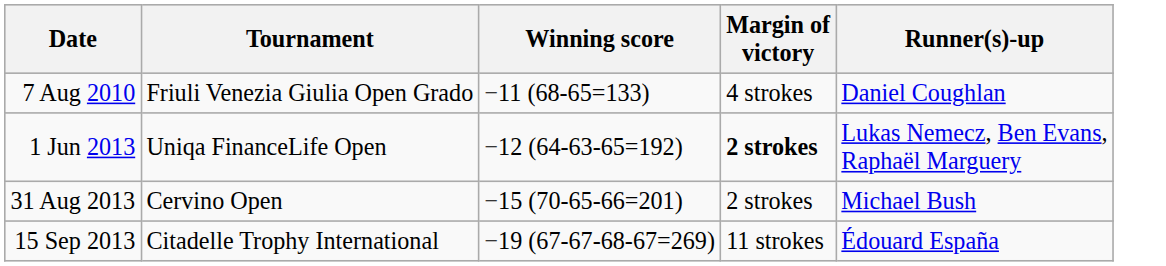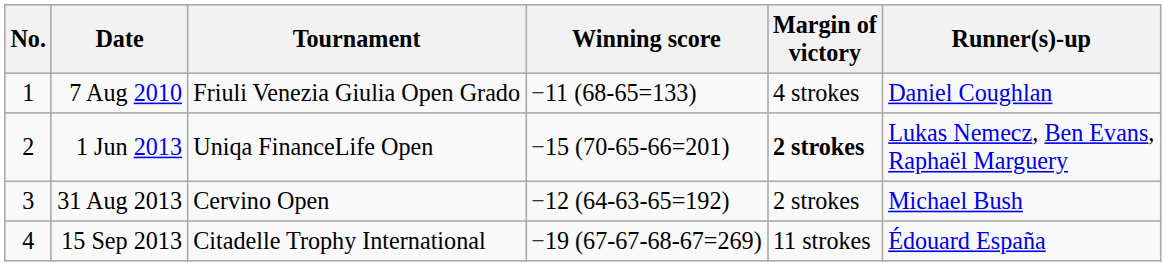+ column: (28, 38)
(584, 147) −12 (64-63-65=192) -> (630, 147) −15 (70-65-66=201)
(584, 201) −15 (70-65-66=201) -> (630, 201) −12 (64-63-65=192)
